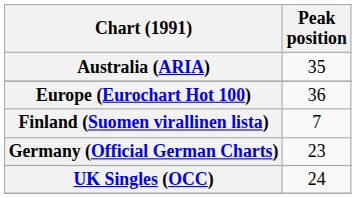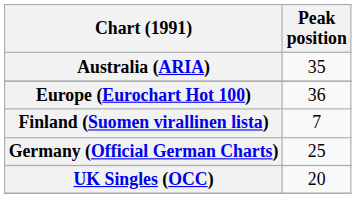(317, 151) 23 -> (317, 151) 25
(317, 179) 24 -> (317, 179) 20
